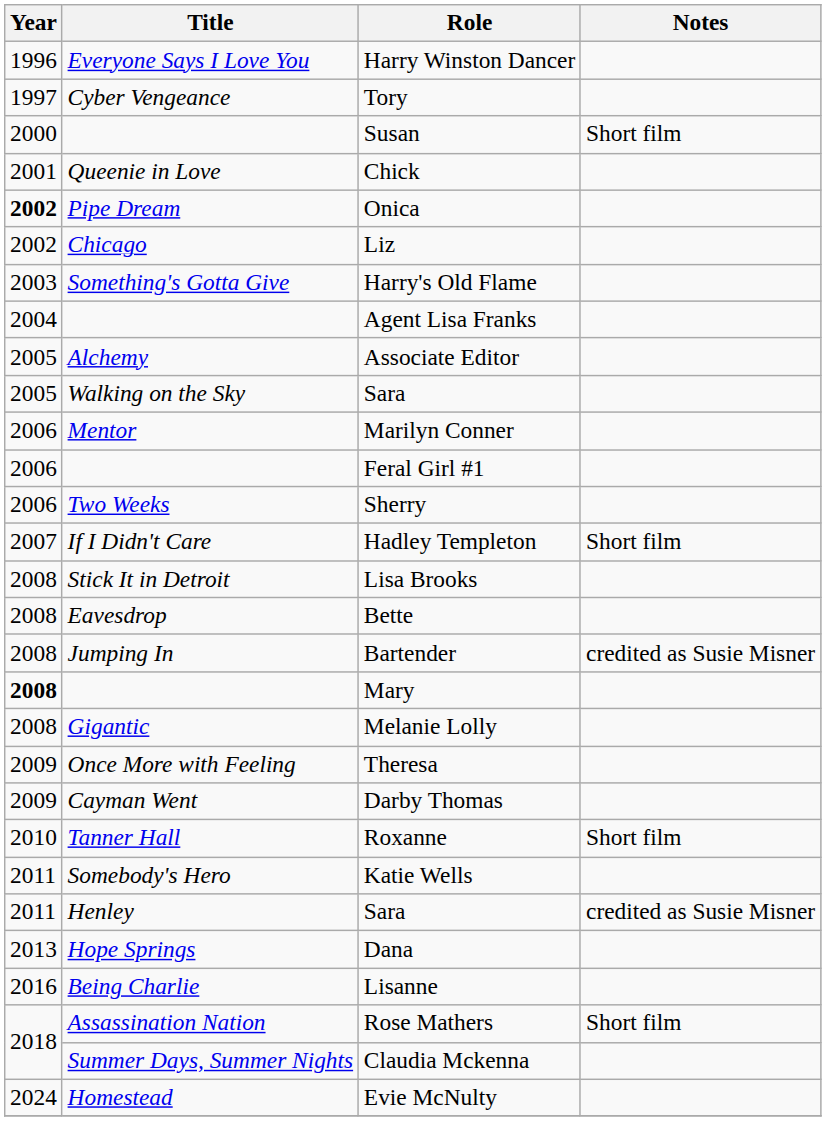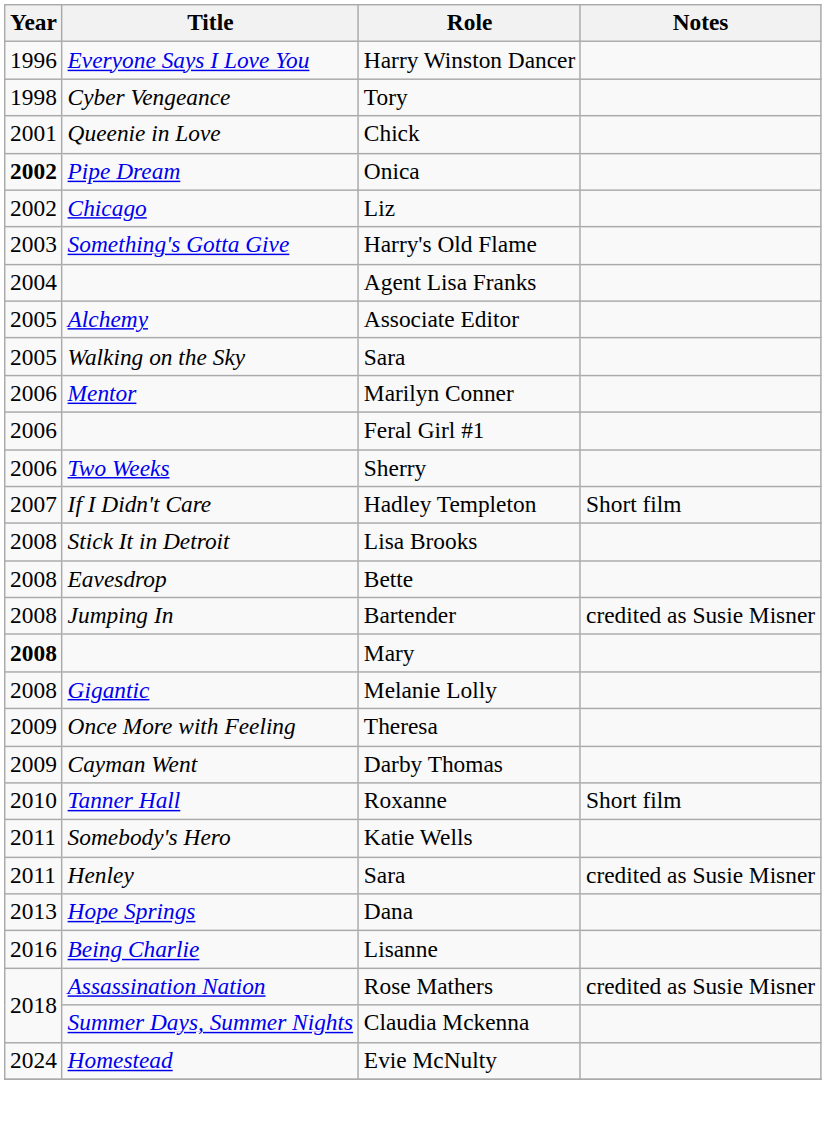(33, 97) 1997 -> (33, 97) 1998
- row: (210, 134)
(634, 1023) Short film -> (701, 986) credited as Susie Misner
